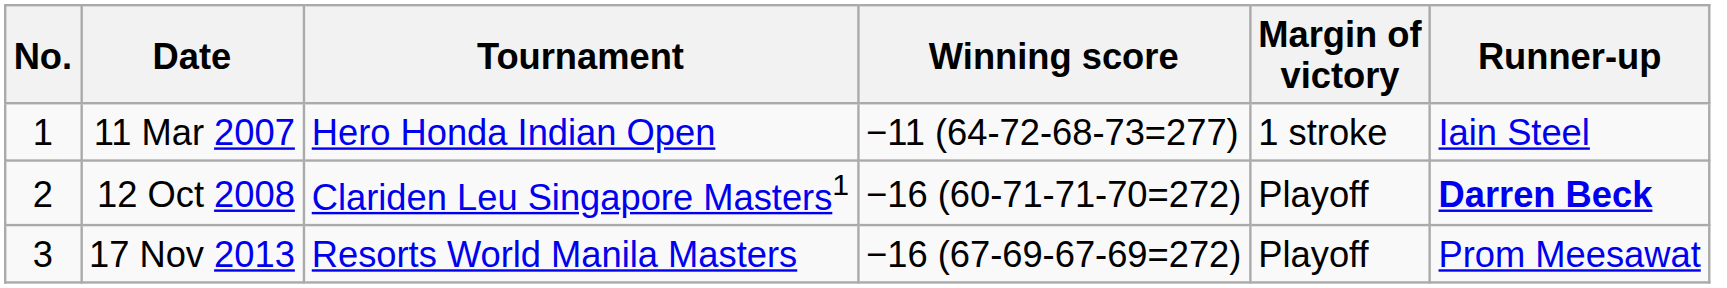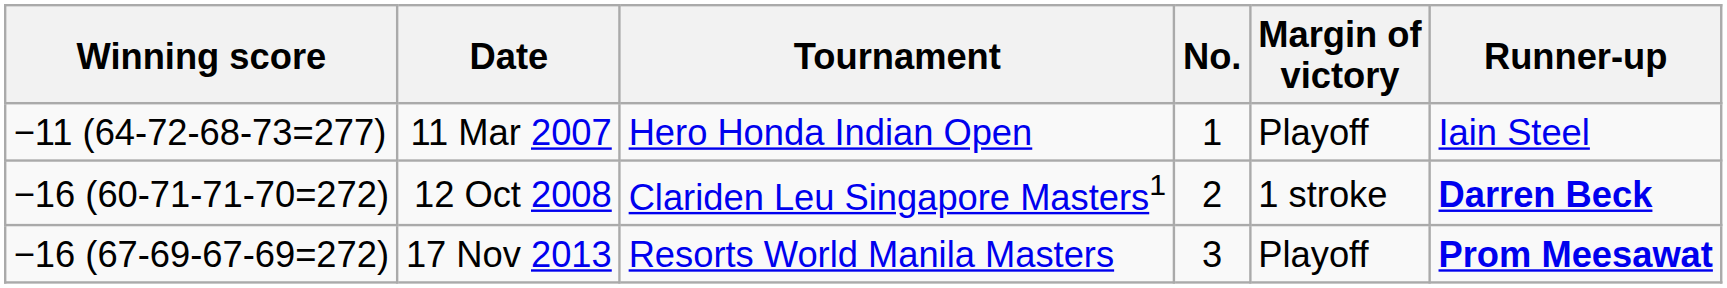columns swapped: (43, 54) <-> (1054, 54)
(1323, 132) 1 stroke -> (1313, 132) Playoff
(1313, 193) Playoff -> (1323, 193) 1 stroke
(1570, 255) normal -> (1576, 255) bold
